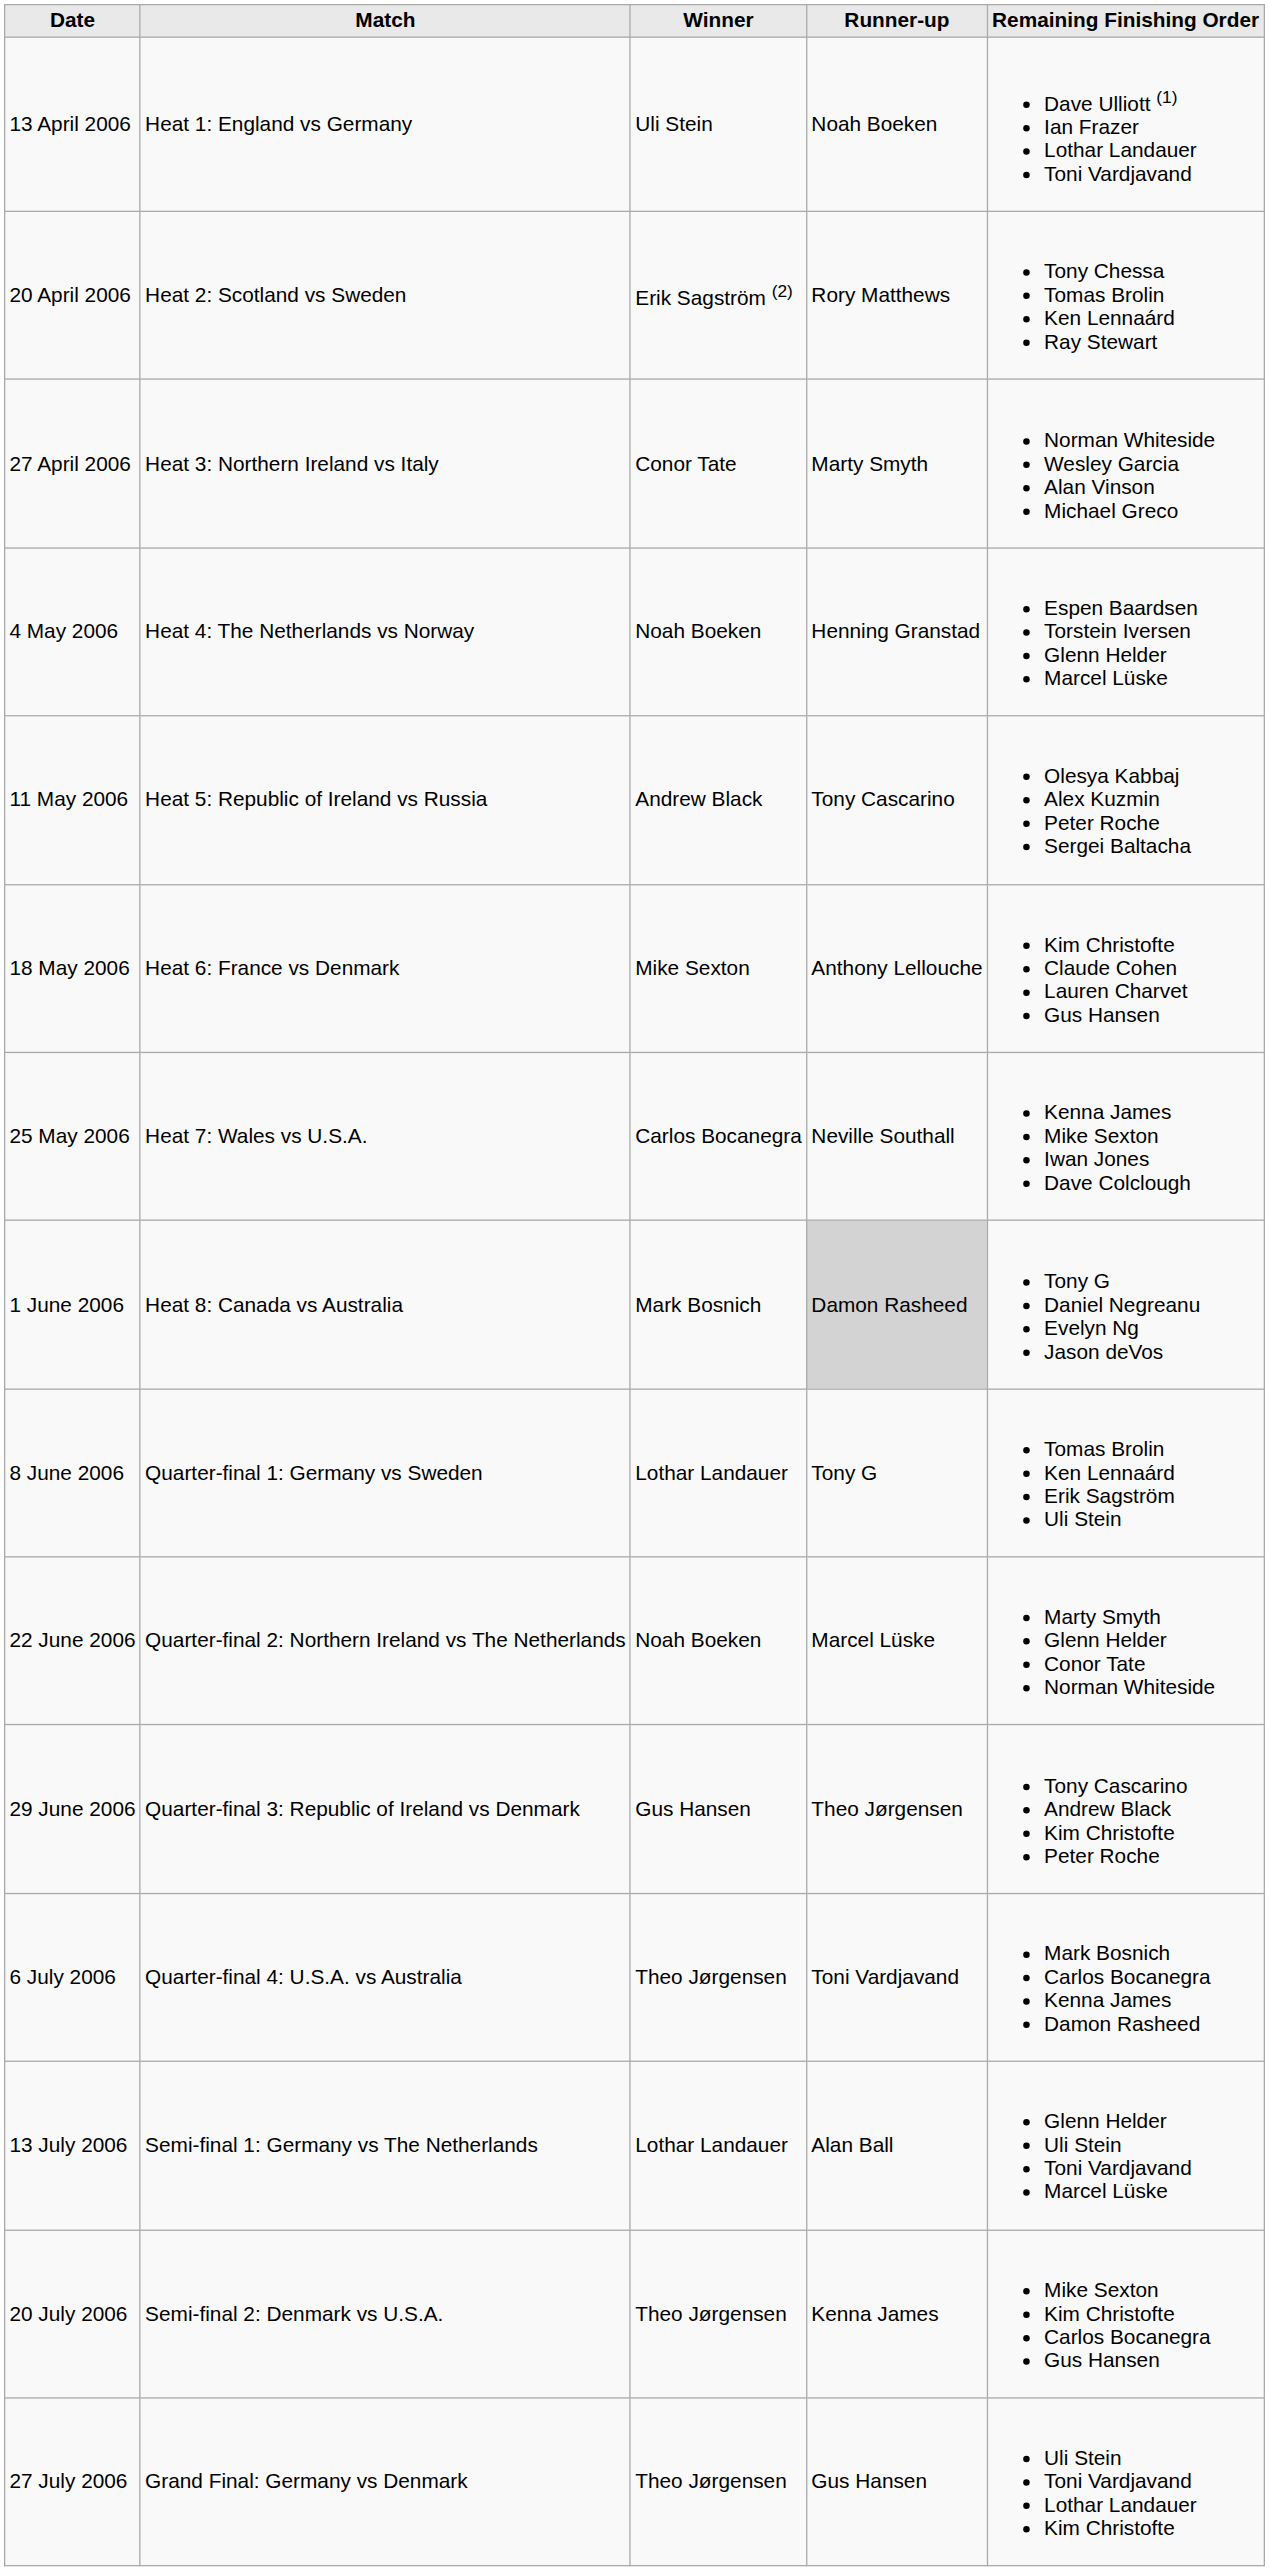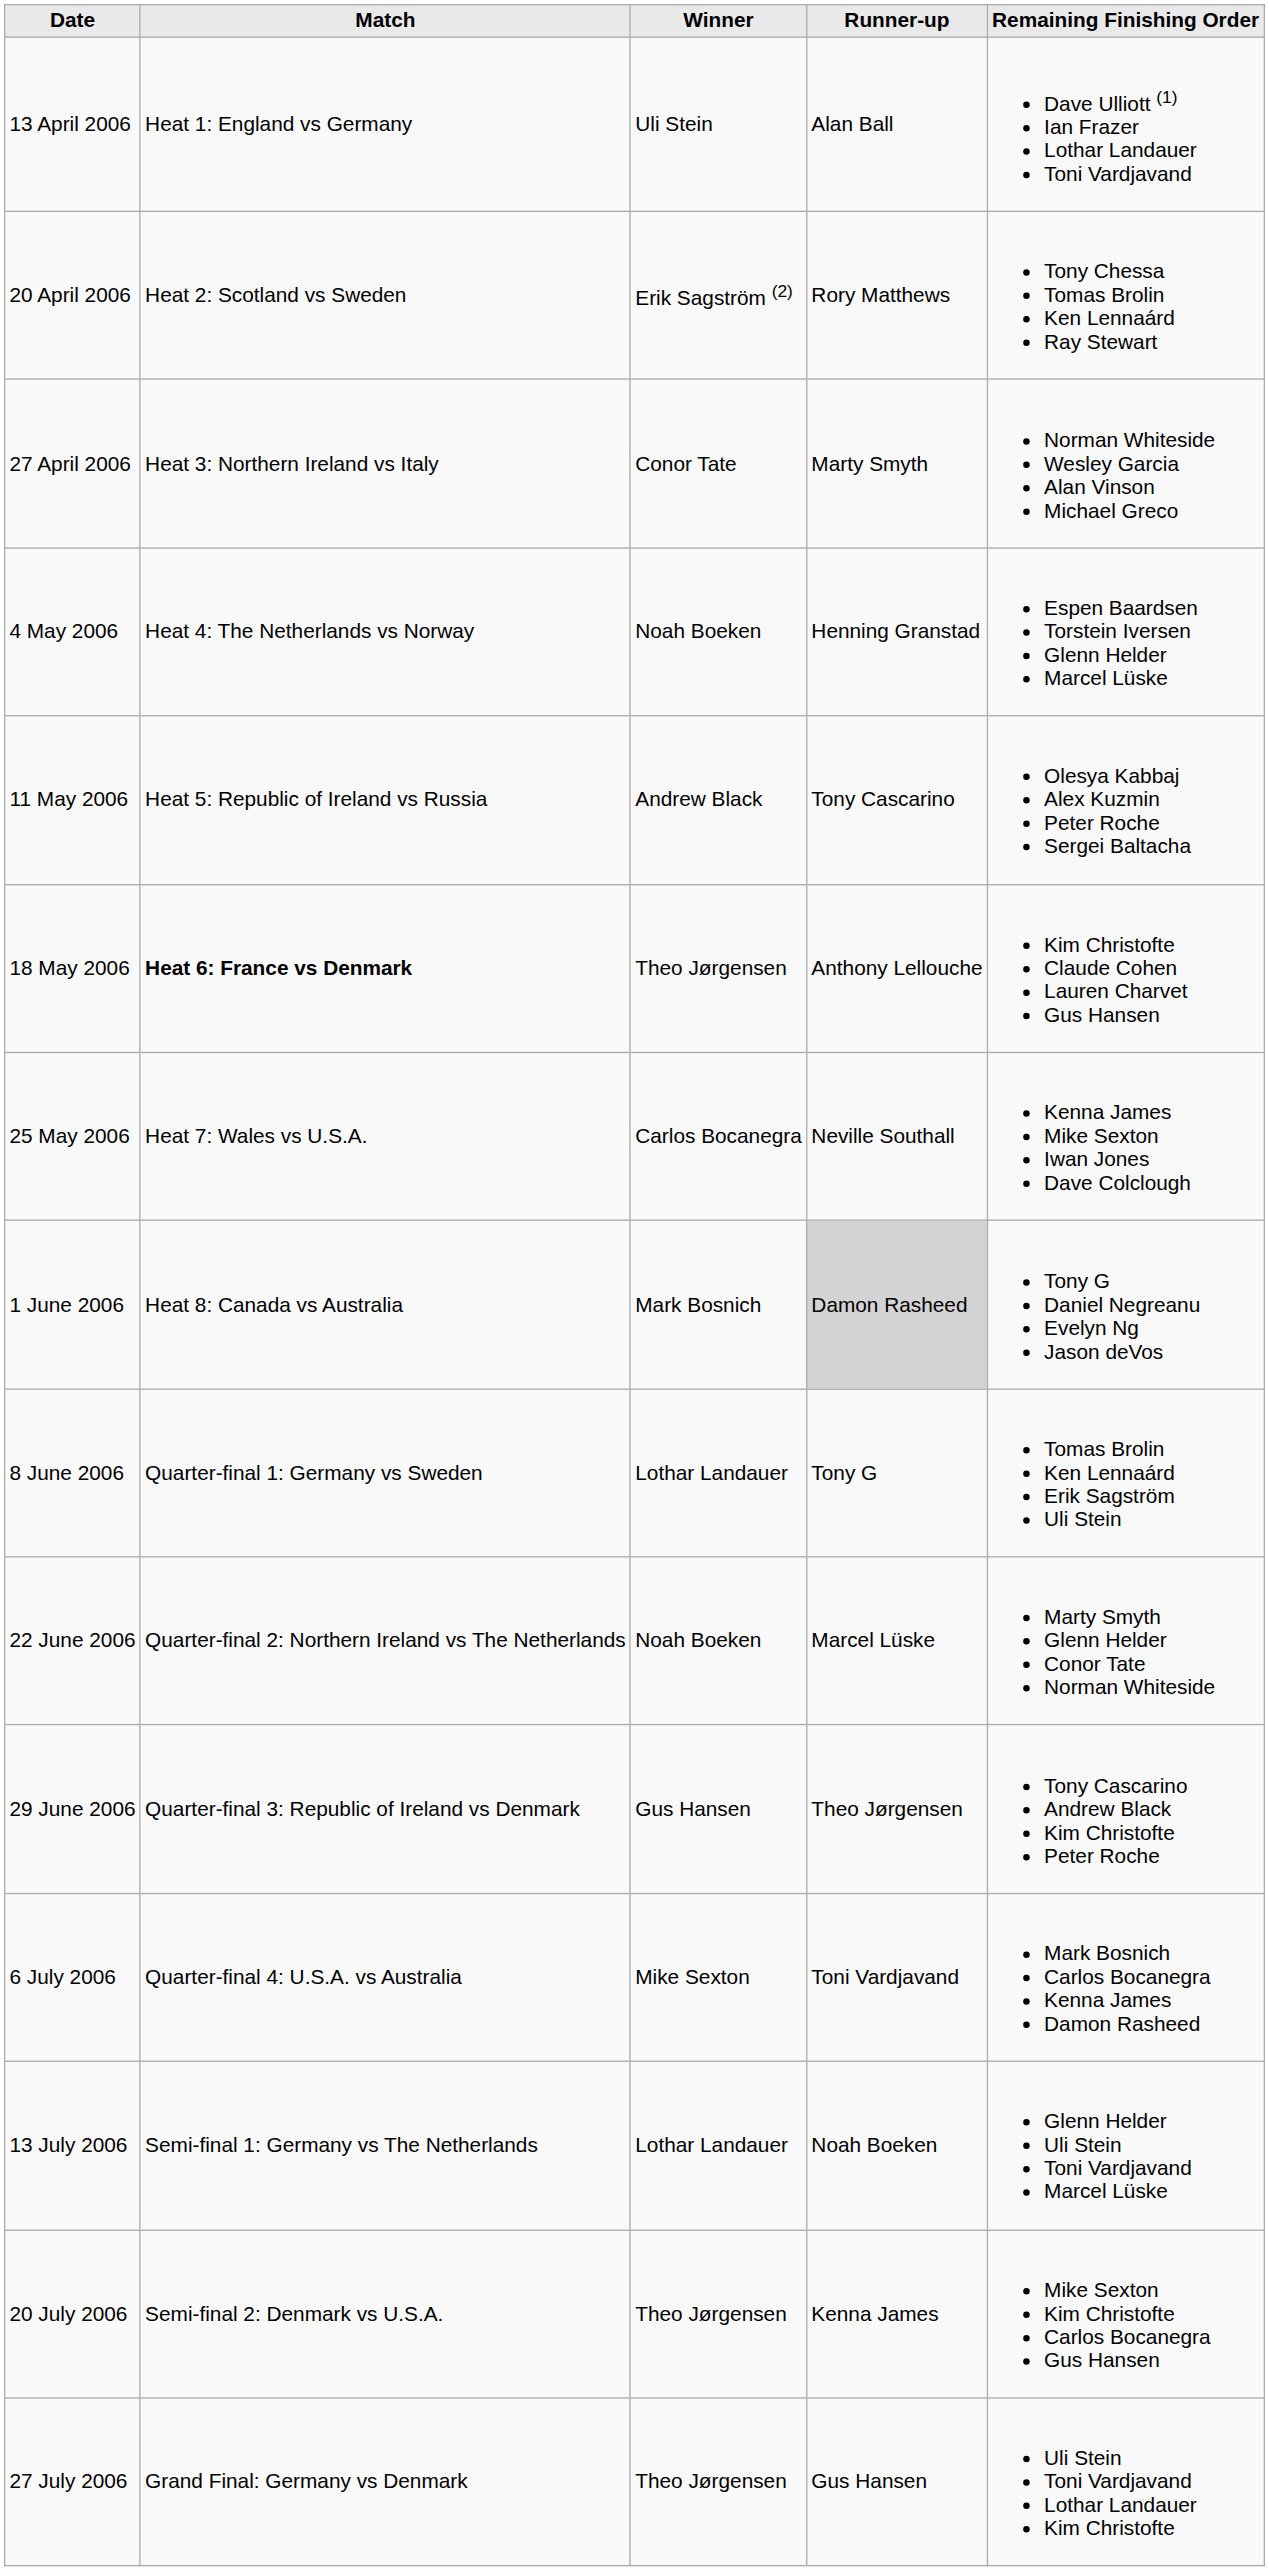(874, 124) Noah Boeken -> (852, 124) Alan Ball
(272, 968) normal -> (279, 968) bold
(693, 968) Mike Sexton -> (711, 968) Theo Jørgensen
(711, 1977) Theo Jørgensen -> (693, 1977) Mike Sexton
(852, 2145) Alan Ball -> (874, 2145) Noah Boeken
